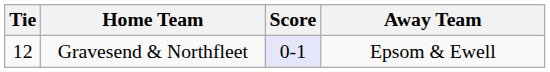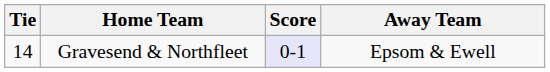(23, 51) 12 -> (23, 51) 14
